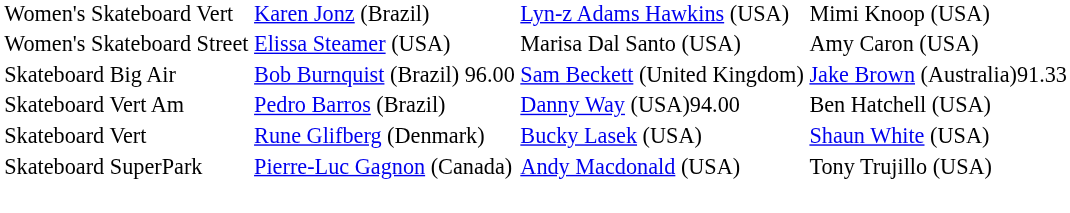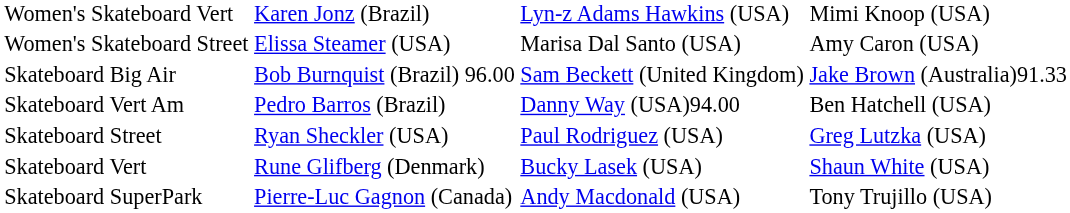+ row: (83, 135)
